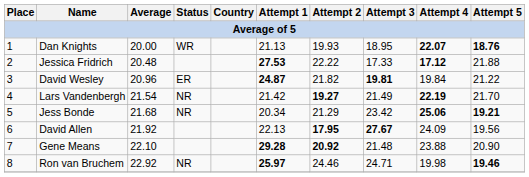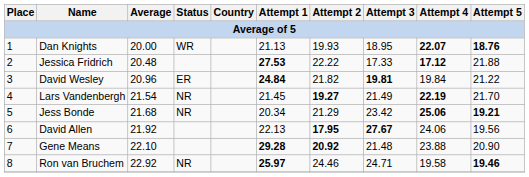(272, 79) 24.87 -> (272, 79) 24.84
(272, 96) 21.42 -> (272, 96) 21.45
(433, 130) 24.09 -> (433, 130) 24.06
(433, 163) 19.98 -> (433, 163) 19.58
